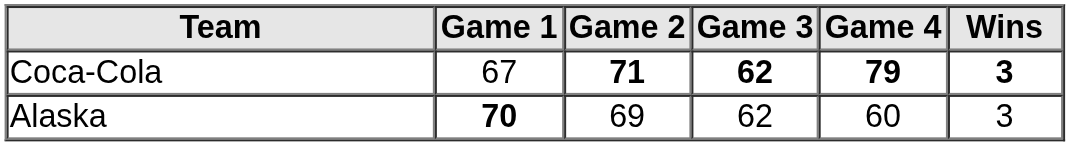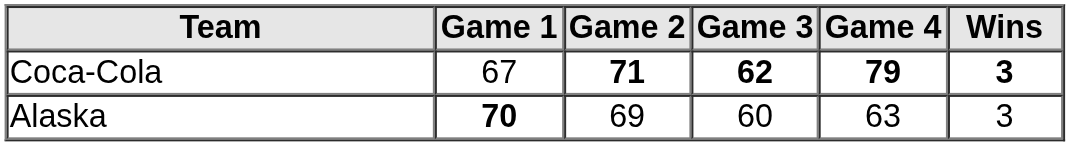(755, 116) 62 -> (755, 116) 60
(883, 116) 60 -> (883, 116) 63
